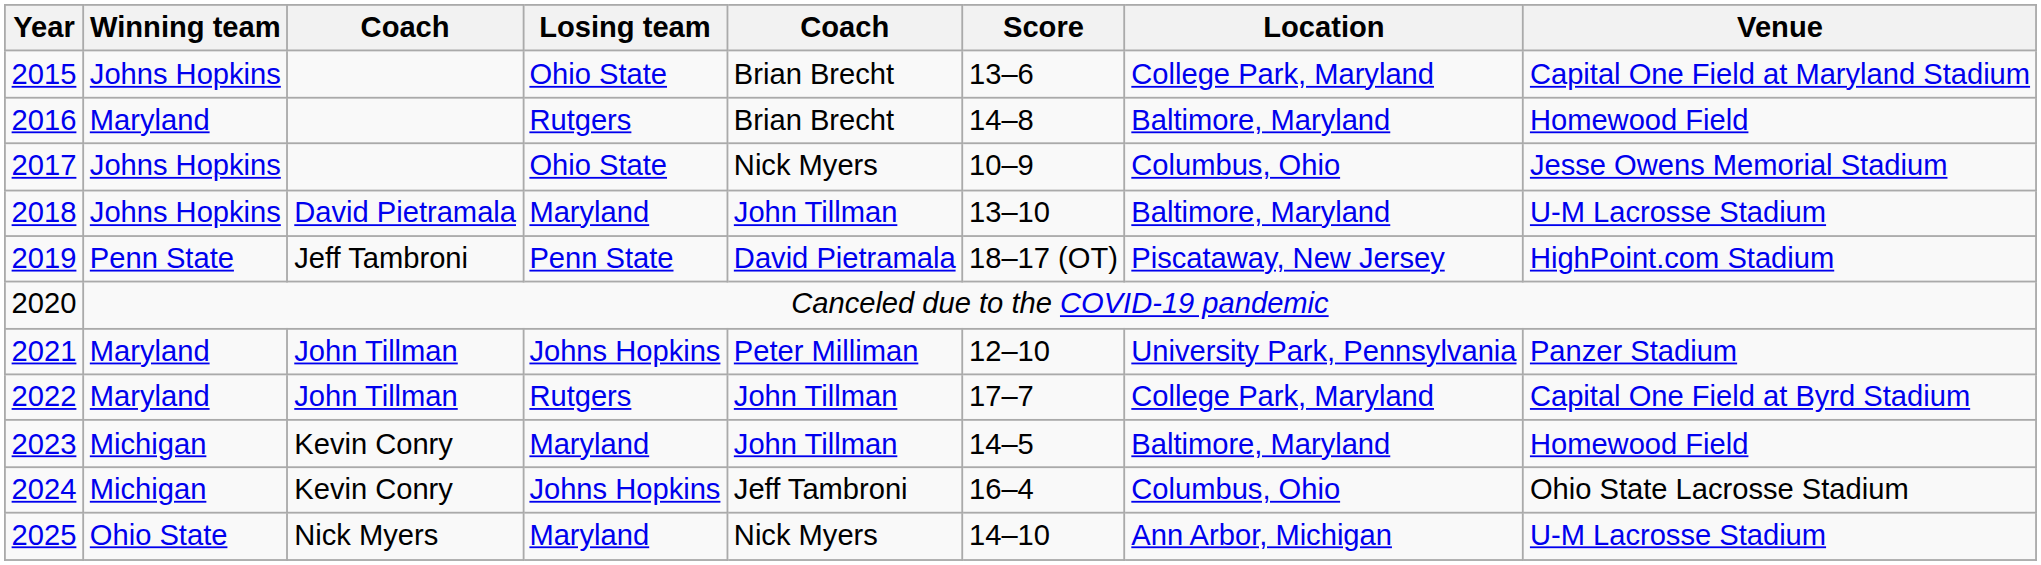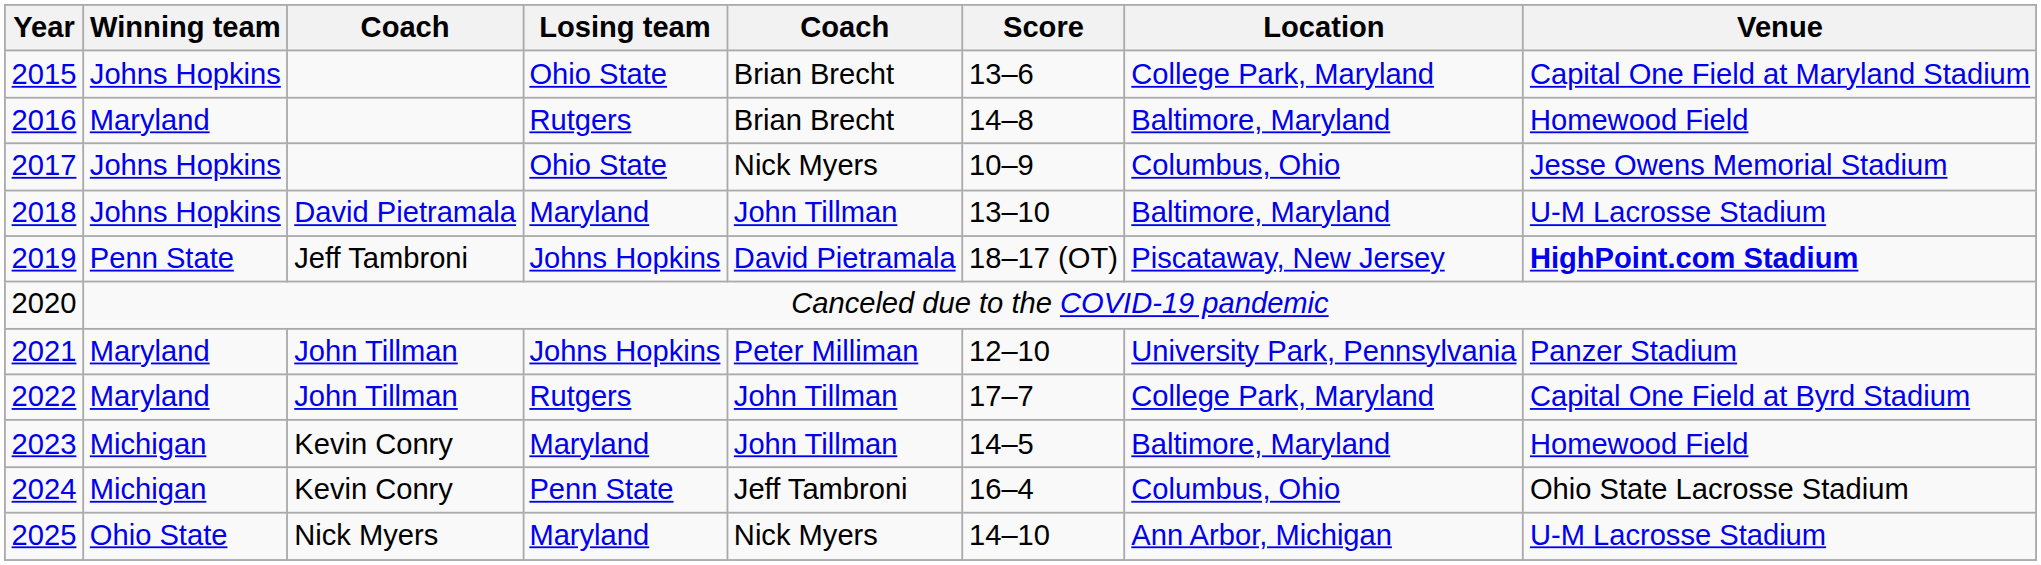(601, 258) Penn State -> (625, 258) Johns Hopkins
(1682, 258) normal -> (1694, 258) bold
(625, 489) Johns Hopkins -> (601, 489) Penn State
